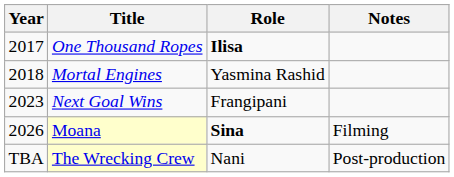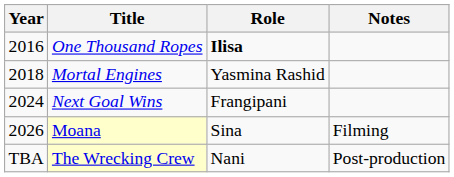(26, 46) 2017 -> (26, 46) 2016
(26, 102) 2023 -> (26, 102) 2024
(227, 130) bold -> (226, 130) normal
